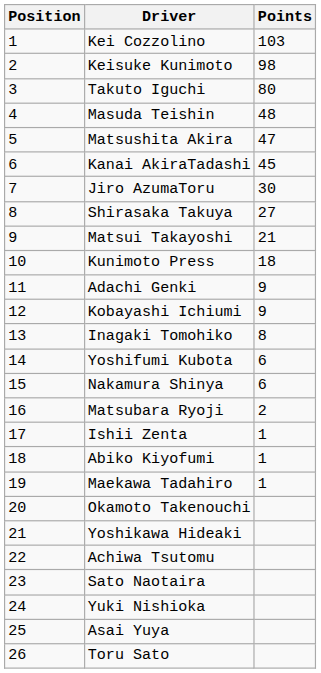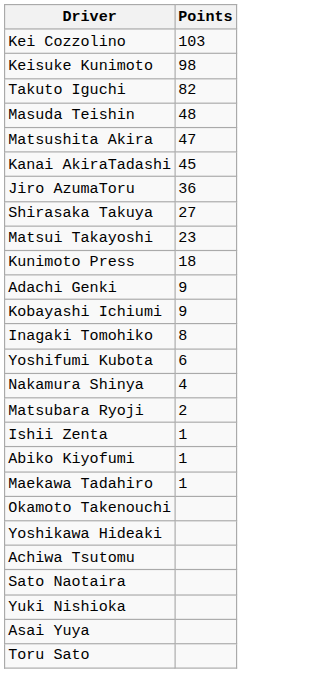- column: (44, 17)
(267, 91) 80 -> (187, 91) 82
(267, 189) 30 -> (187, 189) 36
(267, 238) 21 -> (187, 238) 23
(262, 386) 6 -> (183, 386) 4
